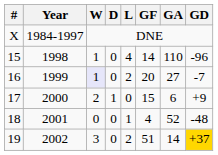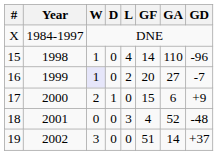(129, 118) 1 -> (129, 118) 3
(129, 139) 2 -> (129, 139) 0
(199, 139) gold background -> (199, 139) no background
